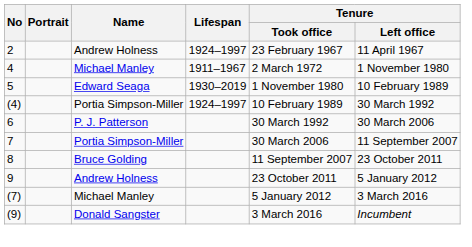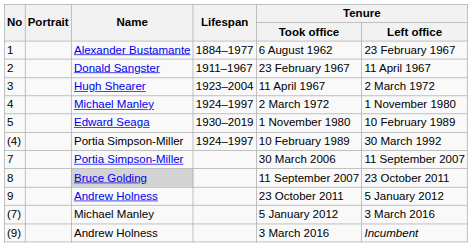+ row: (10, 50)
(116, 50) Andrew Holness -> (117, 68) Donald Sangster
(218, 50) 1924–1997 -> (224, 68) 1911–1967
+ row: (10, 86)
(217, 68) 1911–1967 -> (225, 104) 1924–1997
- row: (10, 123)
(110, 159) no background -> (110, 178) lightgrey background
(117, 214) Donald Sangster -> (116, 232) Andrew Holness
